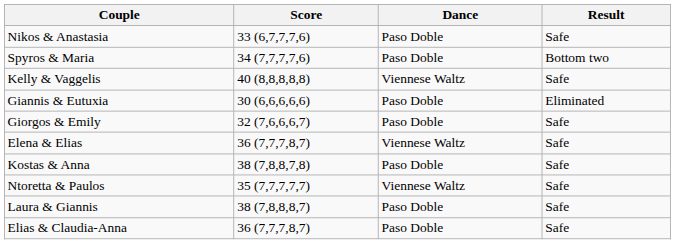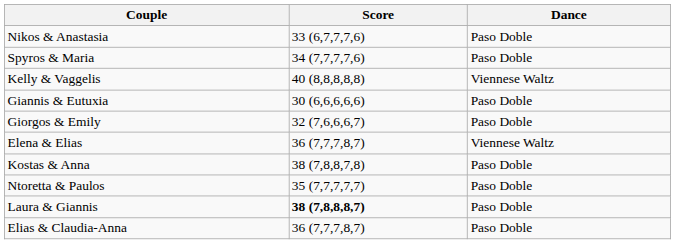- column: (606, 15)
(423, 185) Viennese Waltz -> (501, 185) Paso Doble
(274, 206) normal -> (328, 206) bold
